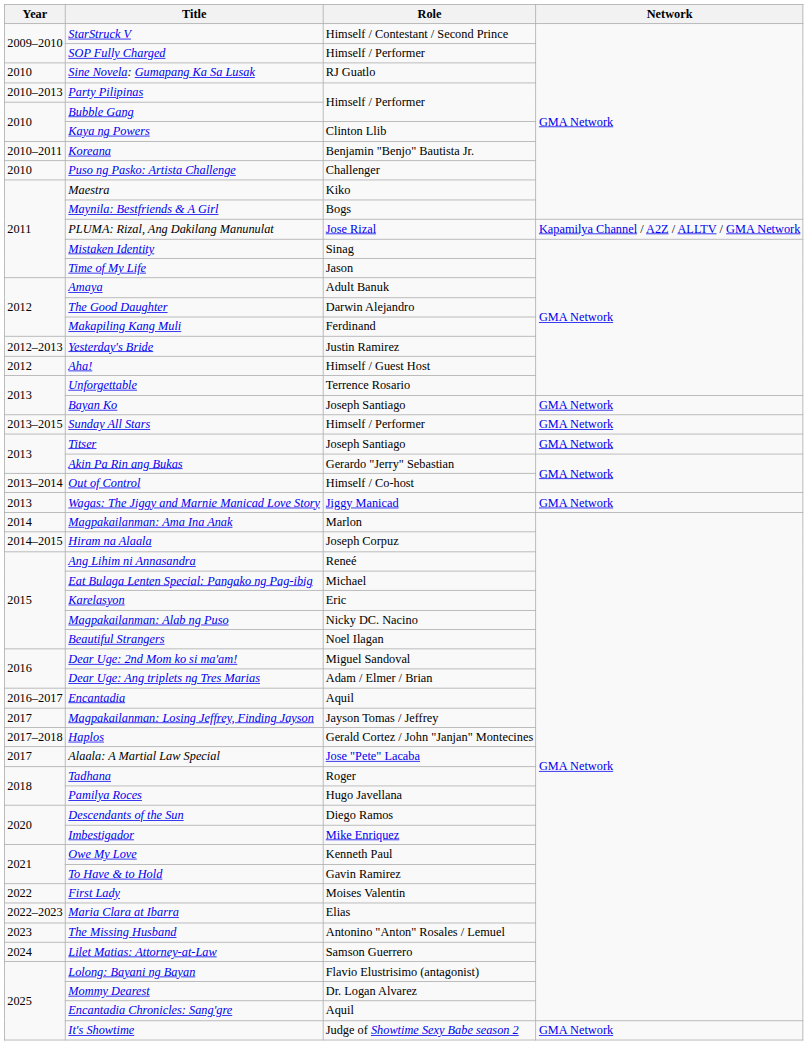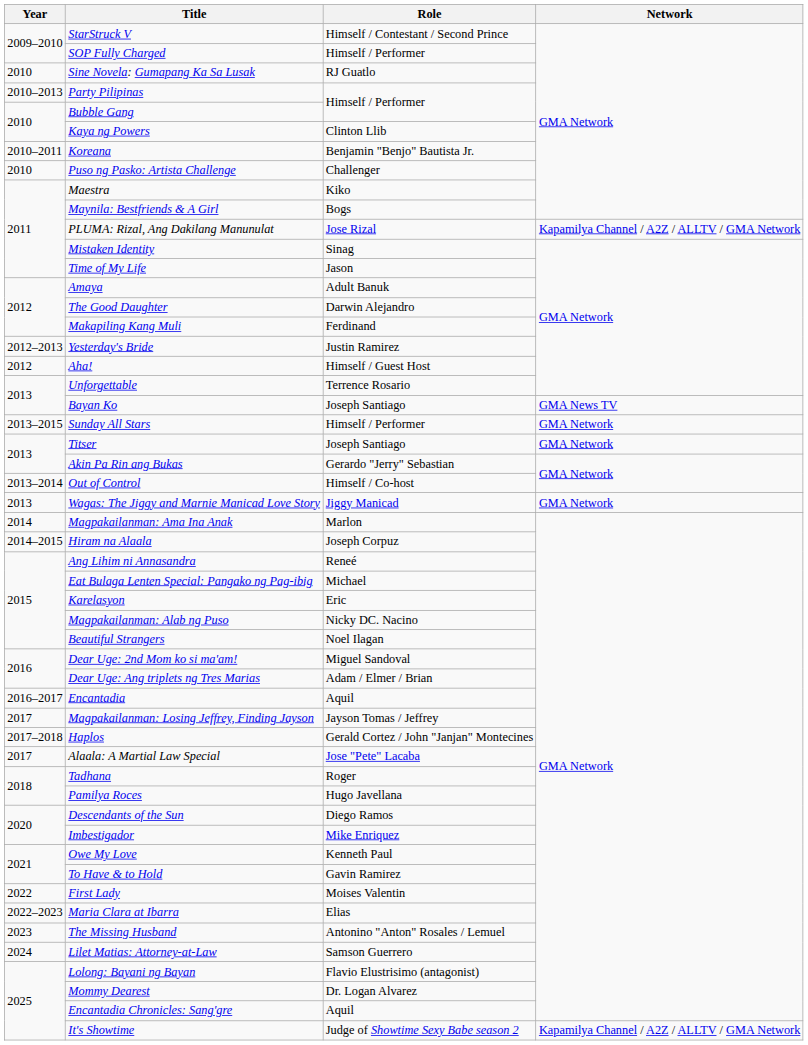(576, 405) GMA Network -> (578, 405) GMA News TV
(576, 1030) GMA Network -> (670, 1030) Kapamilya Channel / A2Z / ALLTV / GMA Network
